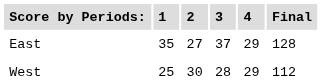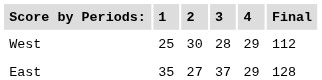rows swapped: (25, 73) <-> (25, 45)
